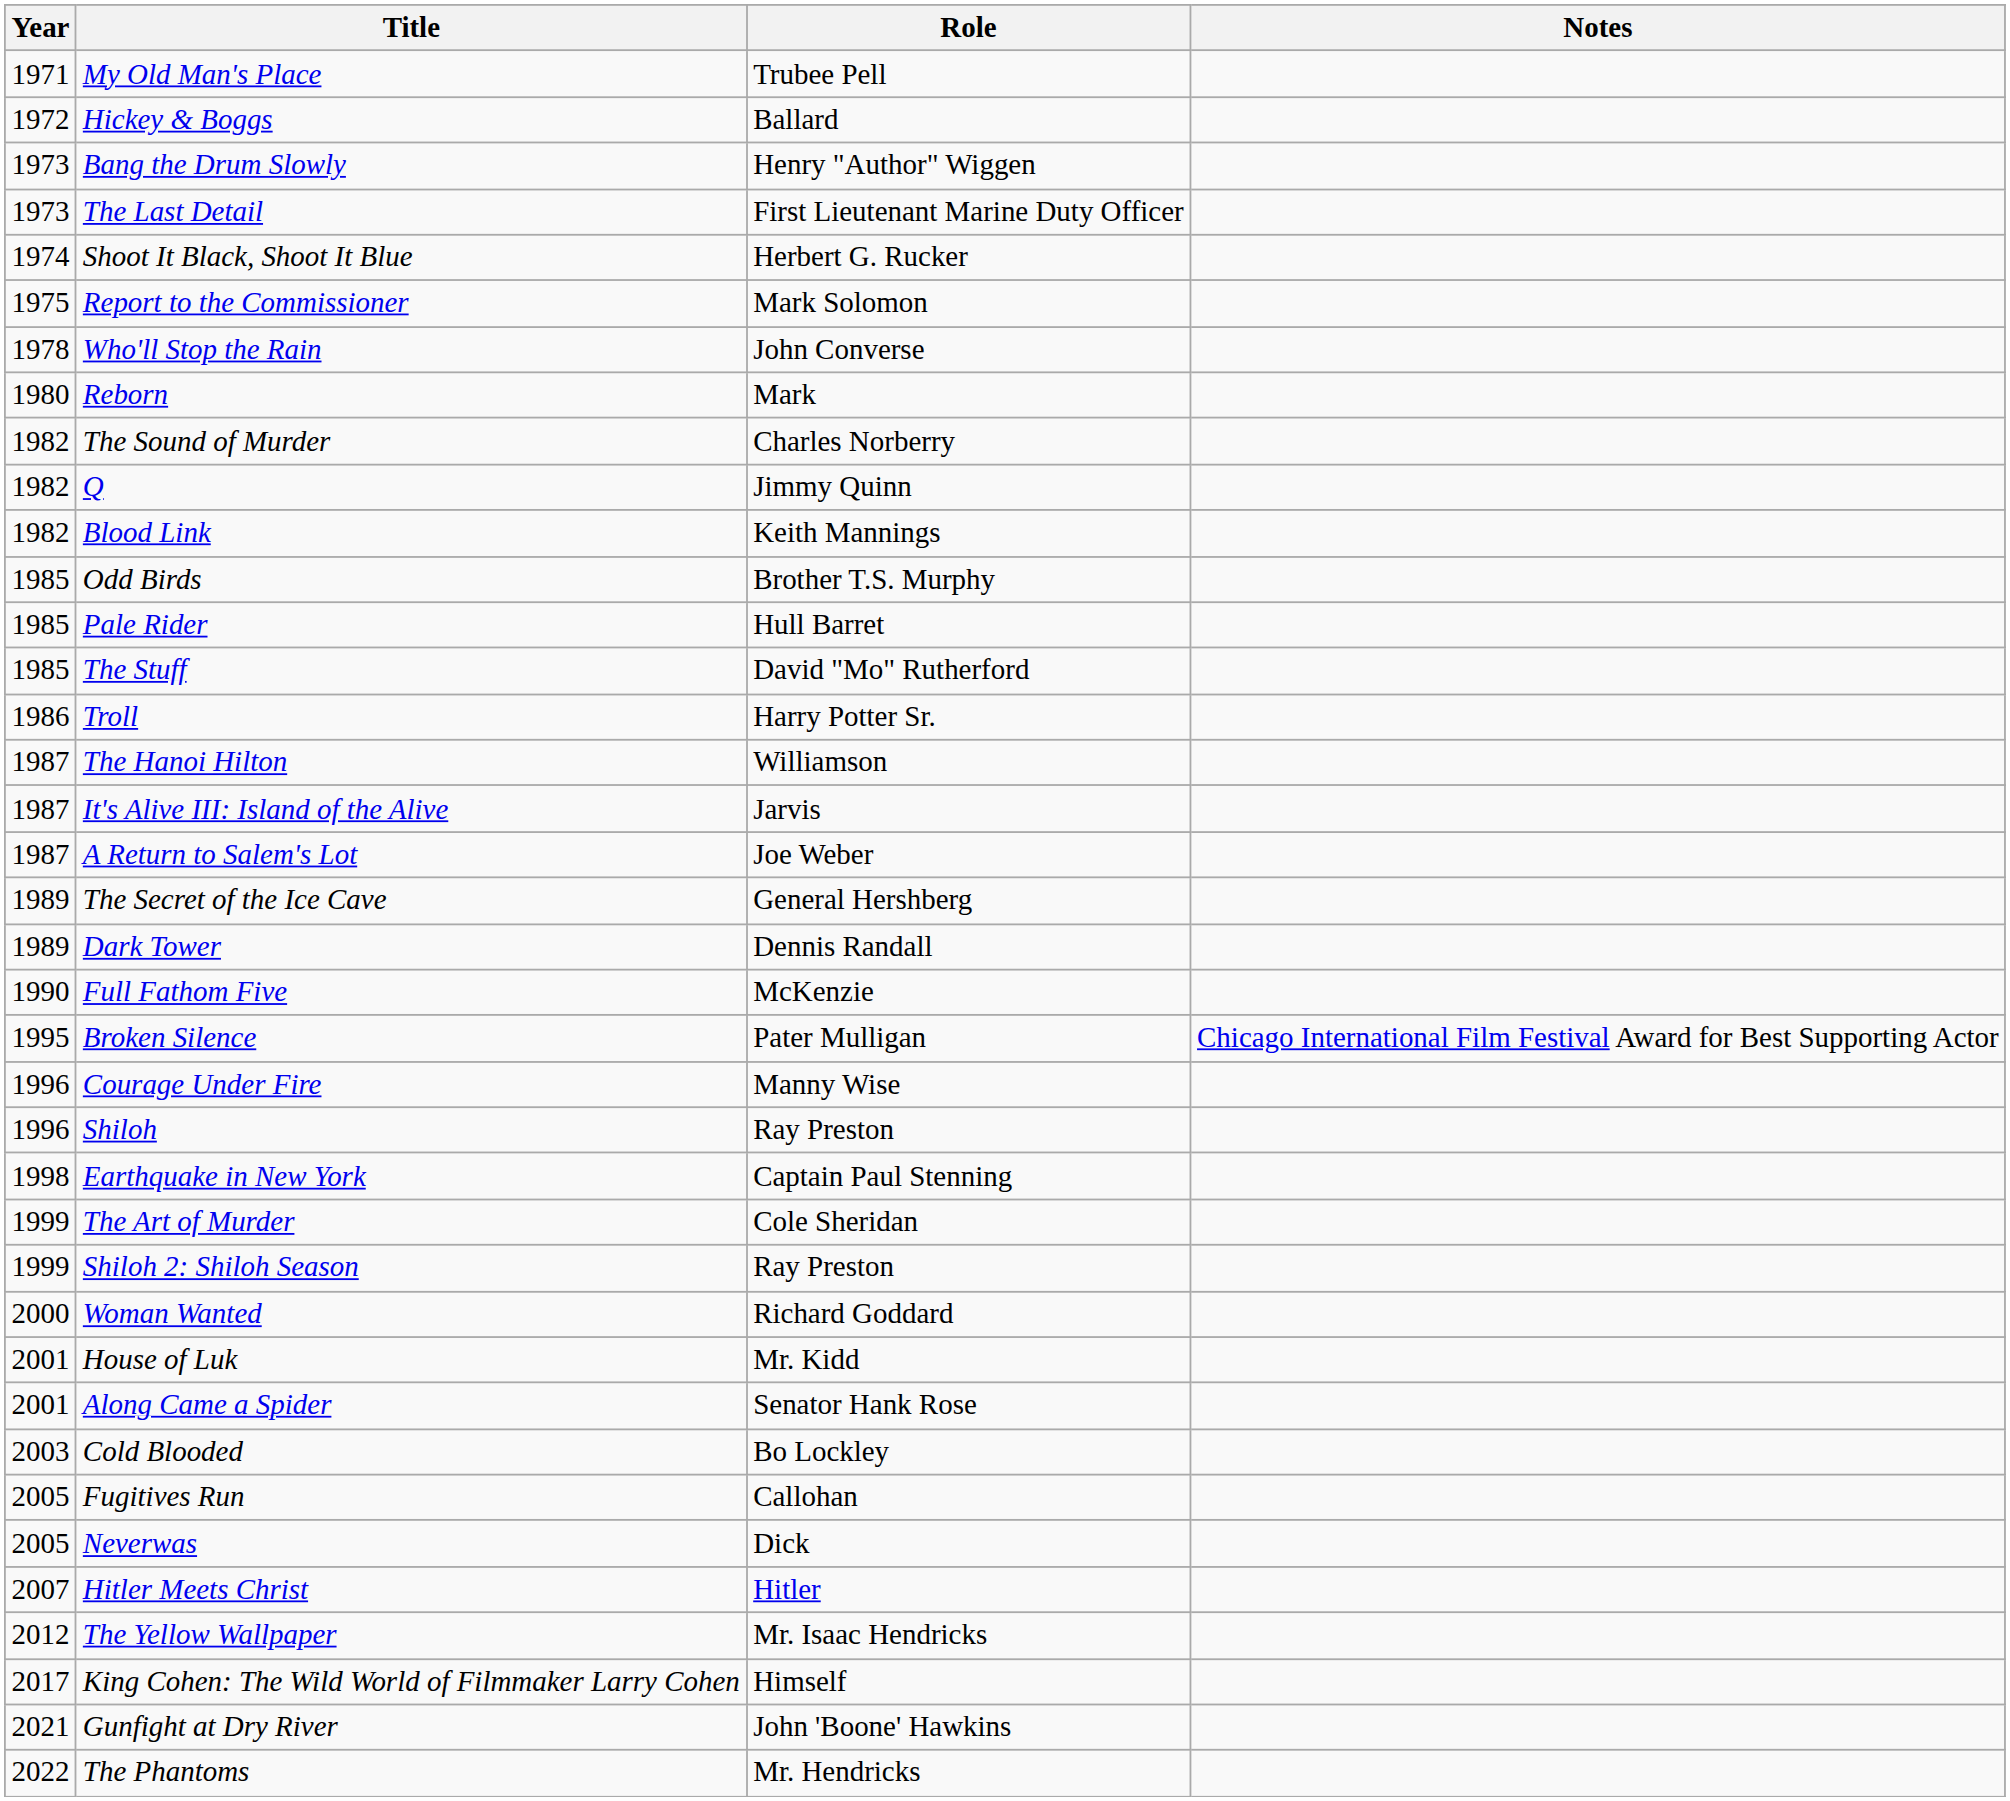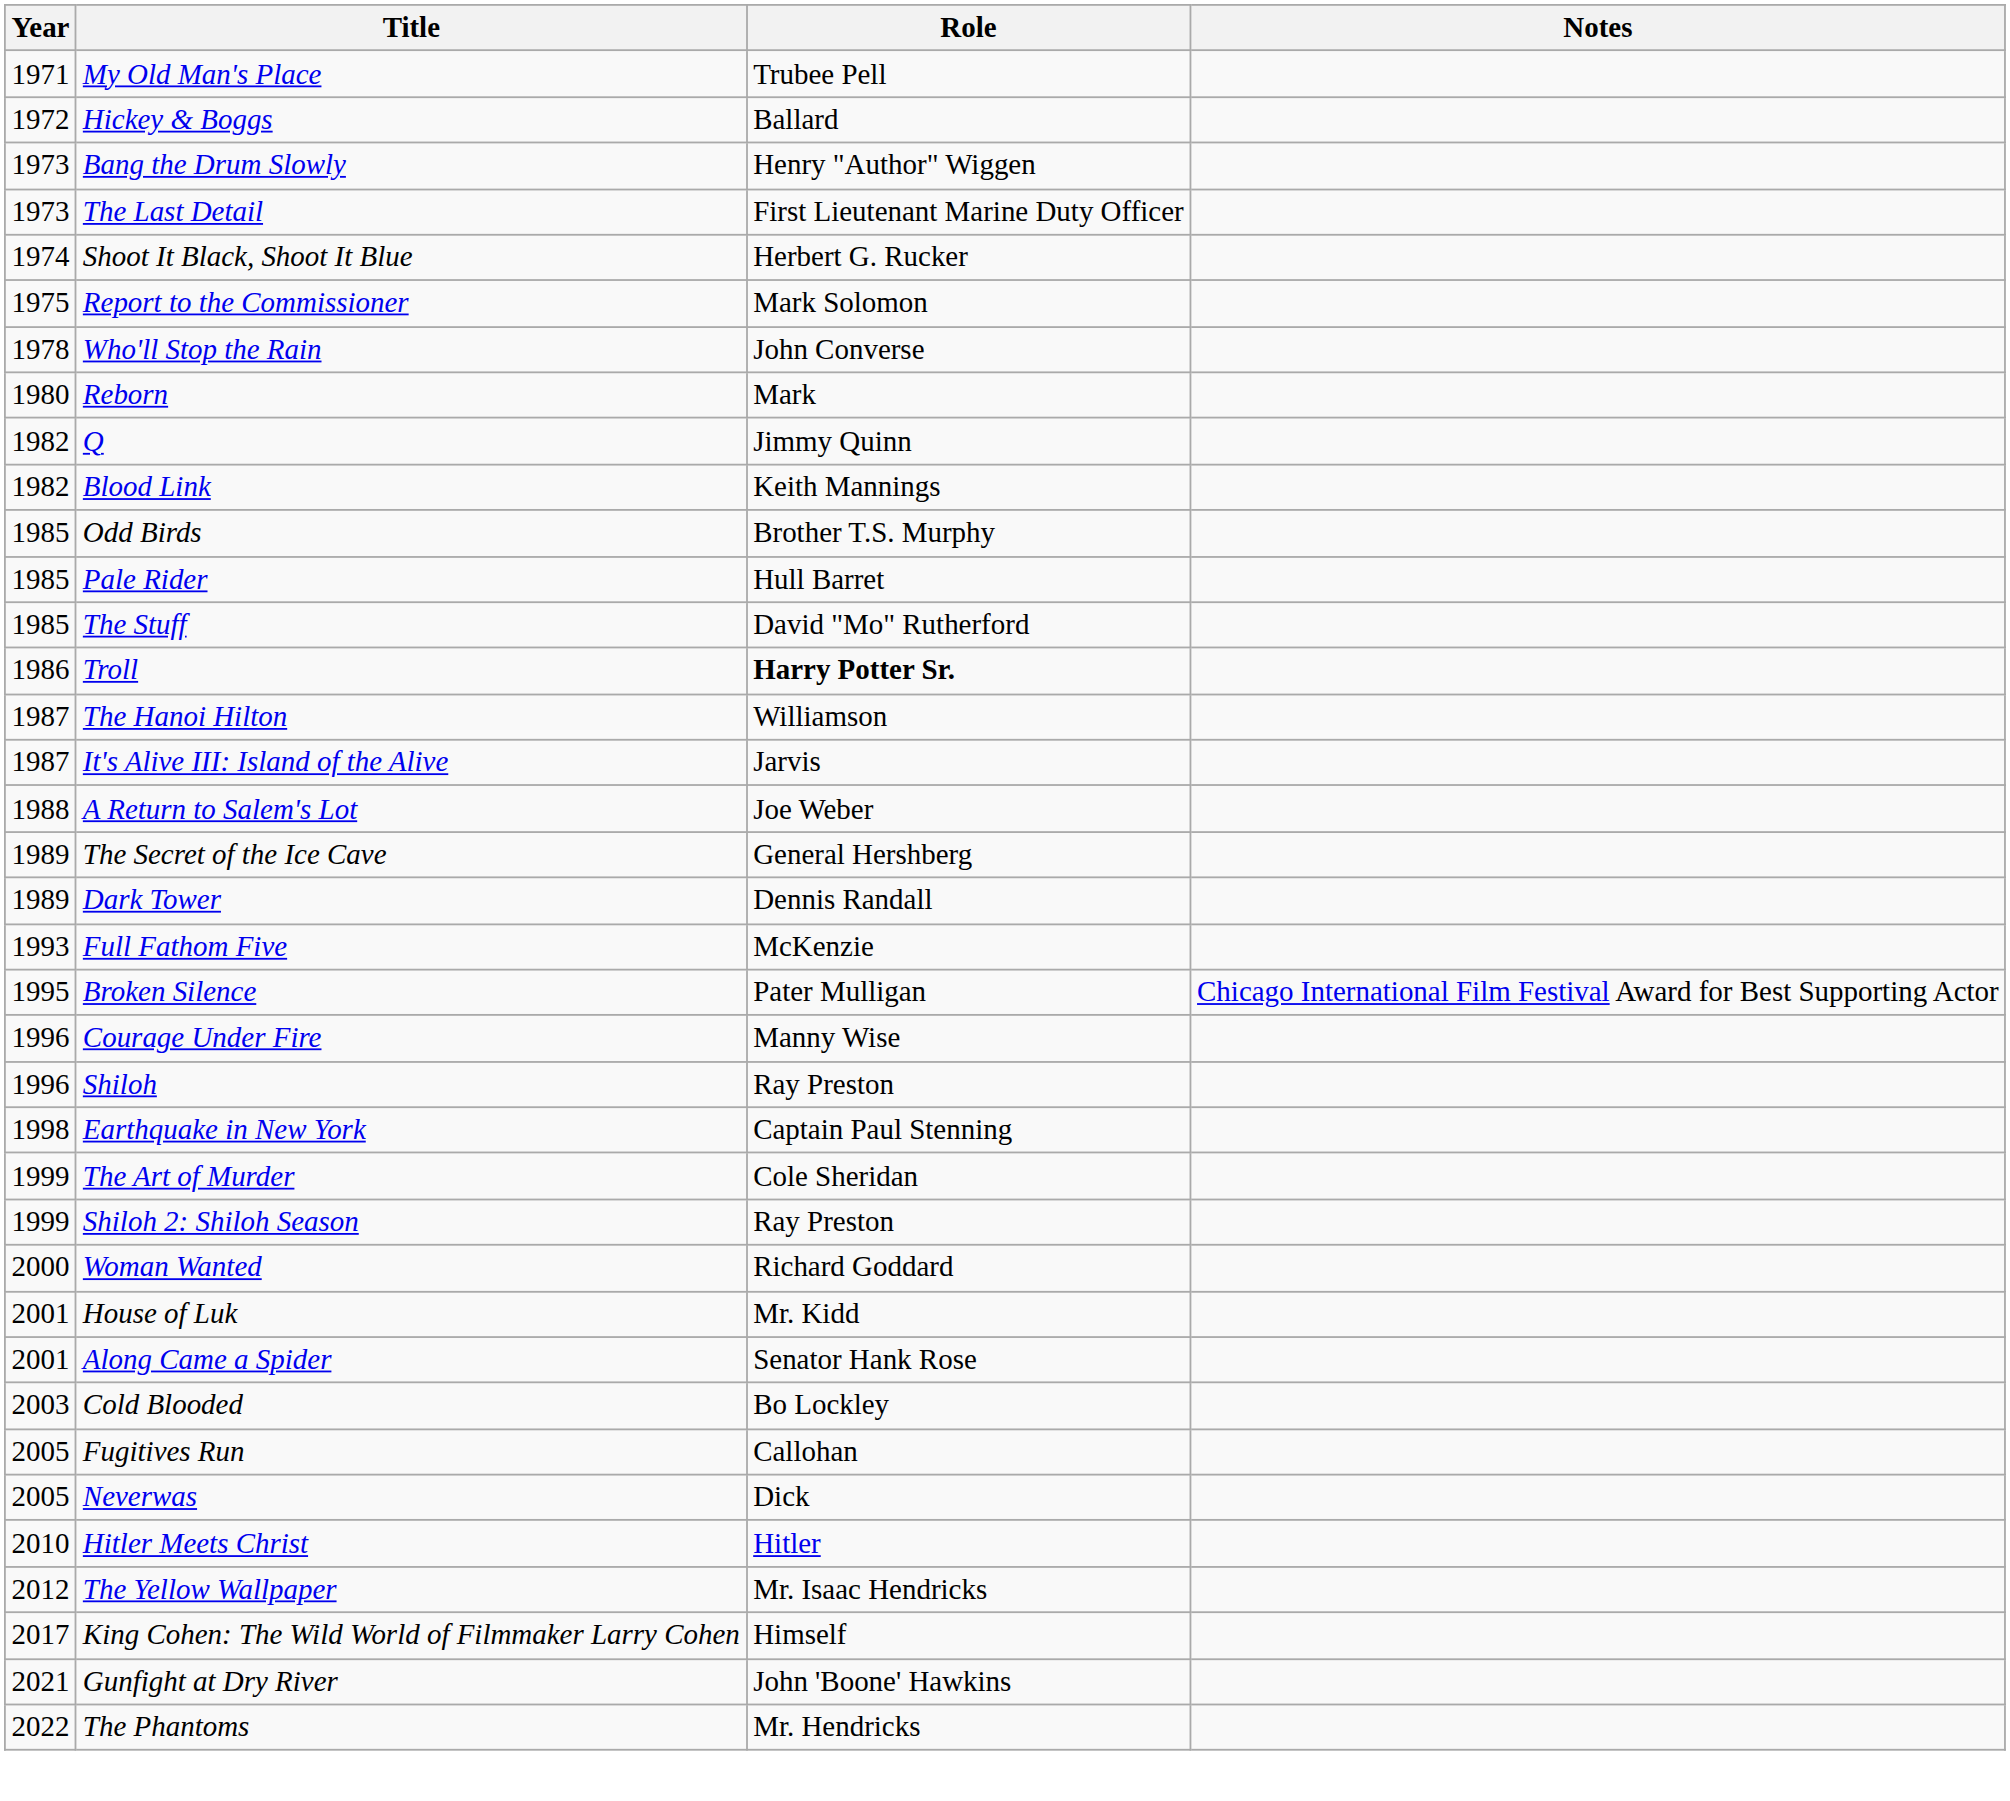- row: (207, 440)
(844, 716) normal -> (854, 670) bold
(41, 854) 1987 -> (41, 808) 1988
(41, 991) 1990 -> (41, 946) 1993
(41, 1589) 2007 -> (41, 1543) 2010
